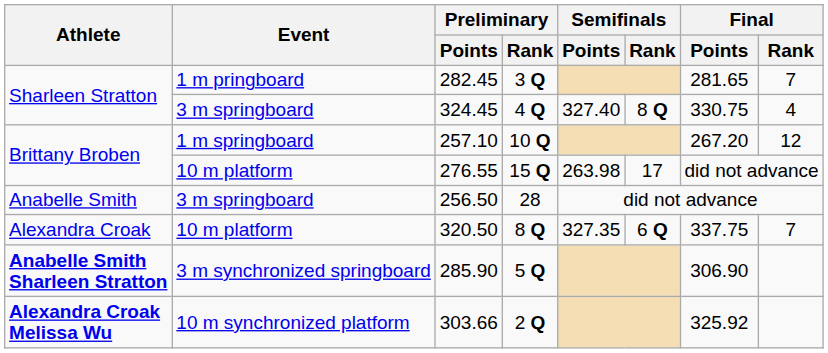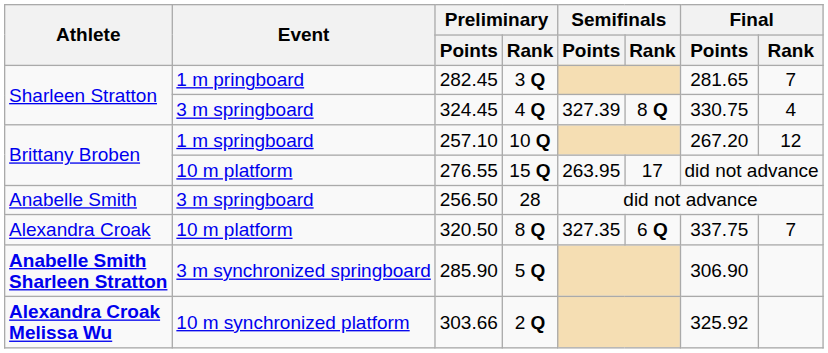(591, 110) 327.40 -> (591, 110) 327.39
(591, 170) 263.98 -> (591, 170) 263.95
